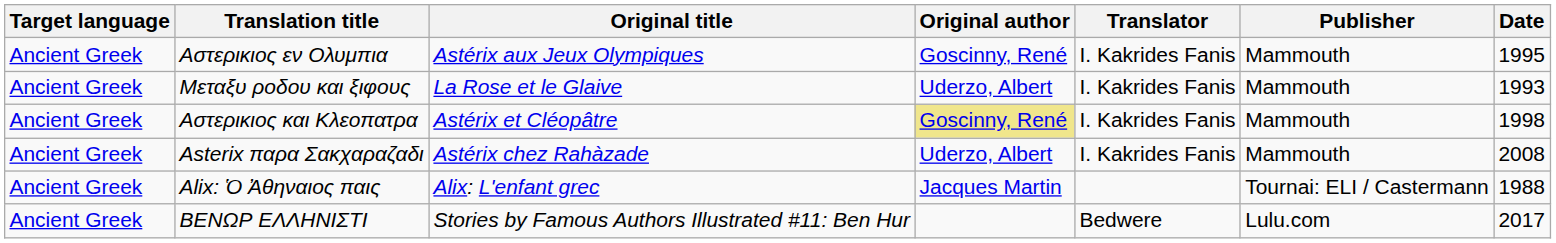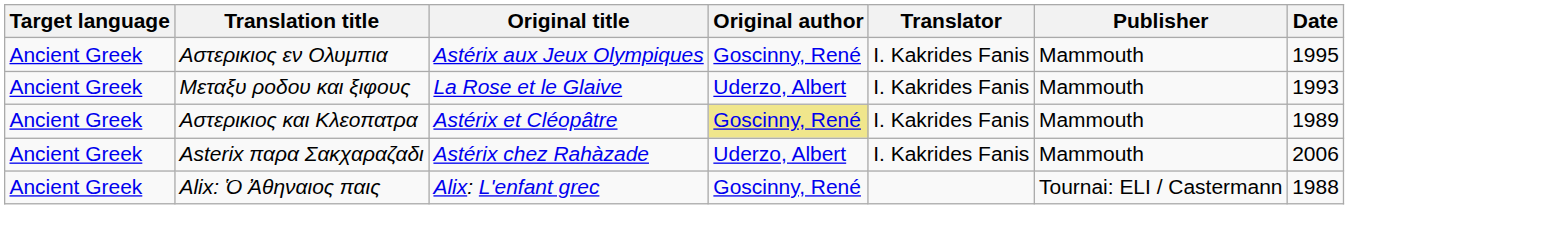(1522, 120) 1998 -> (1315, 120) 1989
(1522, 154) 2008 -> (1315, 154) 2006
(991, 187) Jacques Martin -> (787, 187) Goscinny, René
- row: (274, 220)
